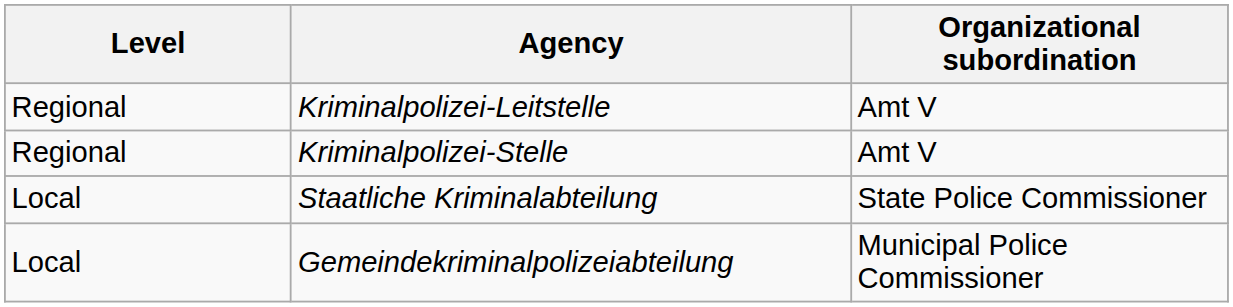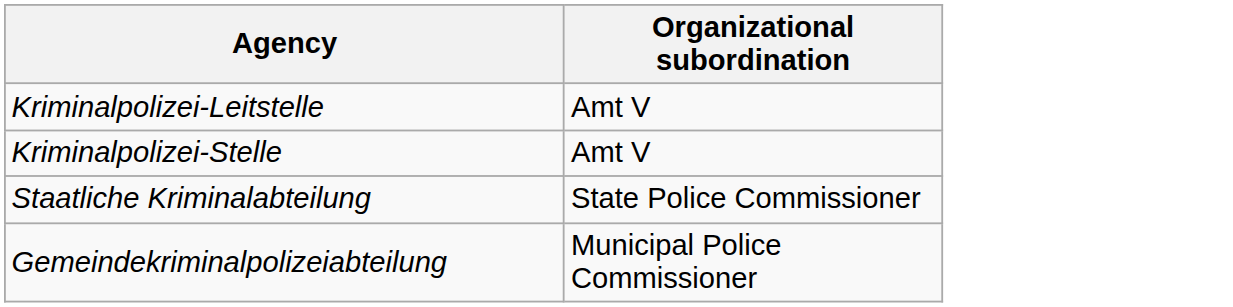- column: (148, 43)
